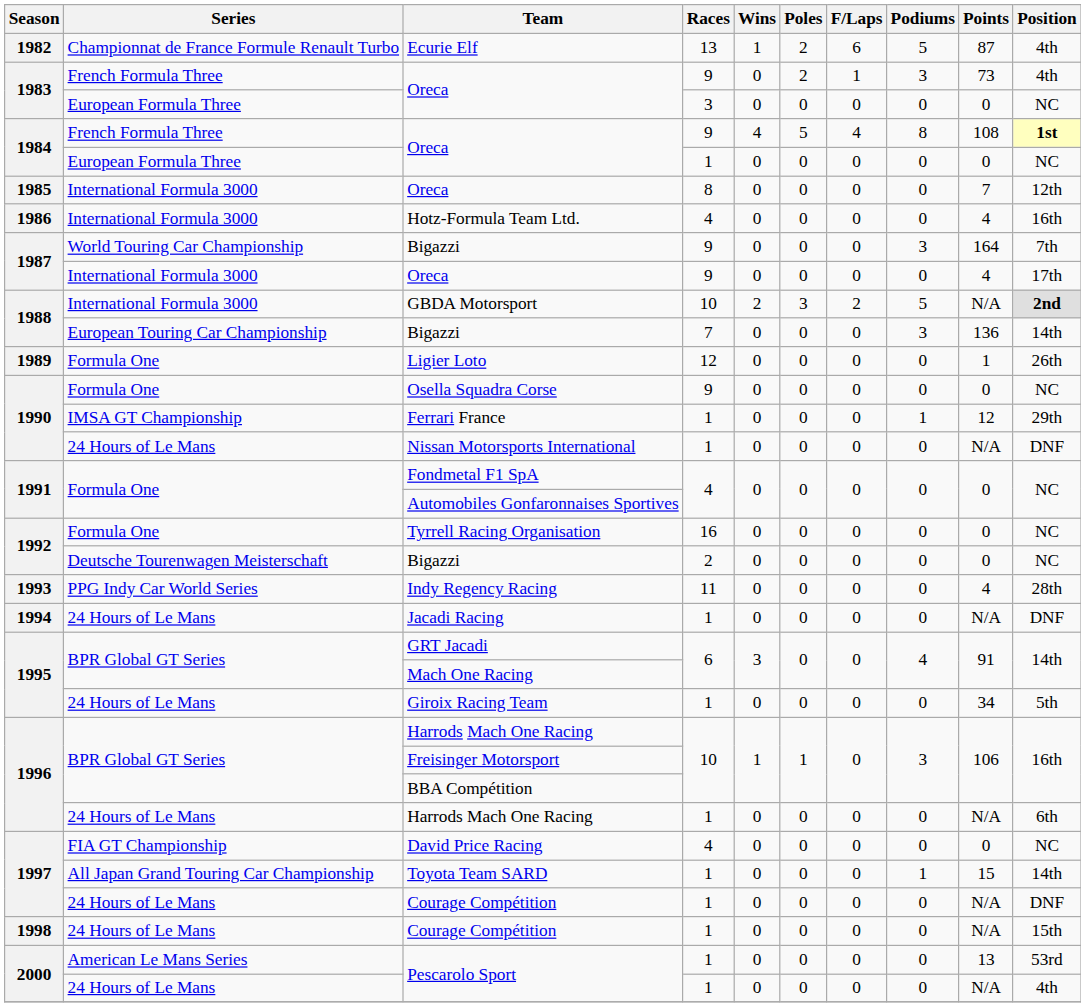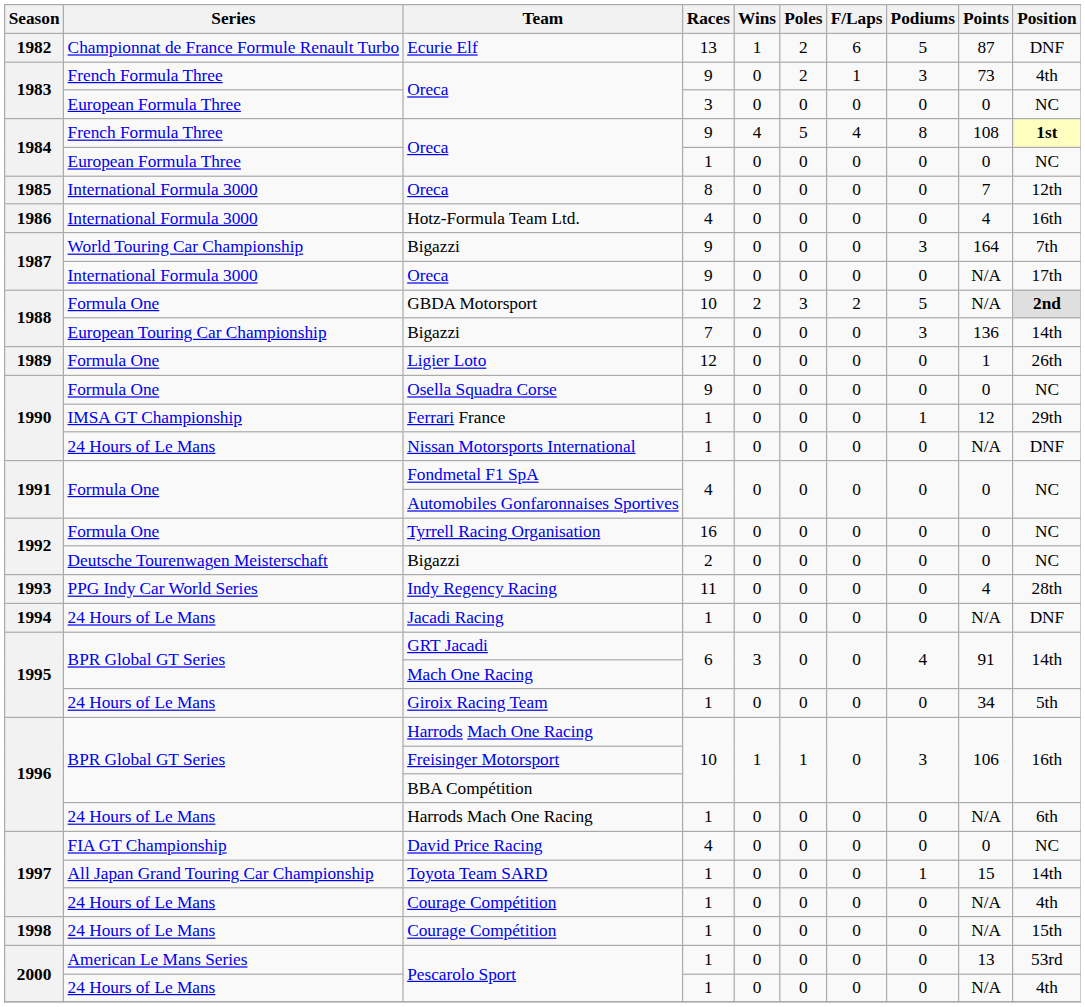(1047, 47) 4th -> (1047, 47) DNF
(986, 275) 4 -> (986, 275) N/A
(163, 304) International Formula 3000 -> (113, 304) Formula One
(1047, 902) DNF -> (1047, 902) 4th
